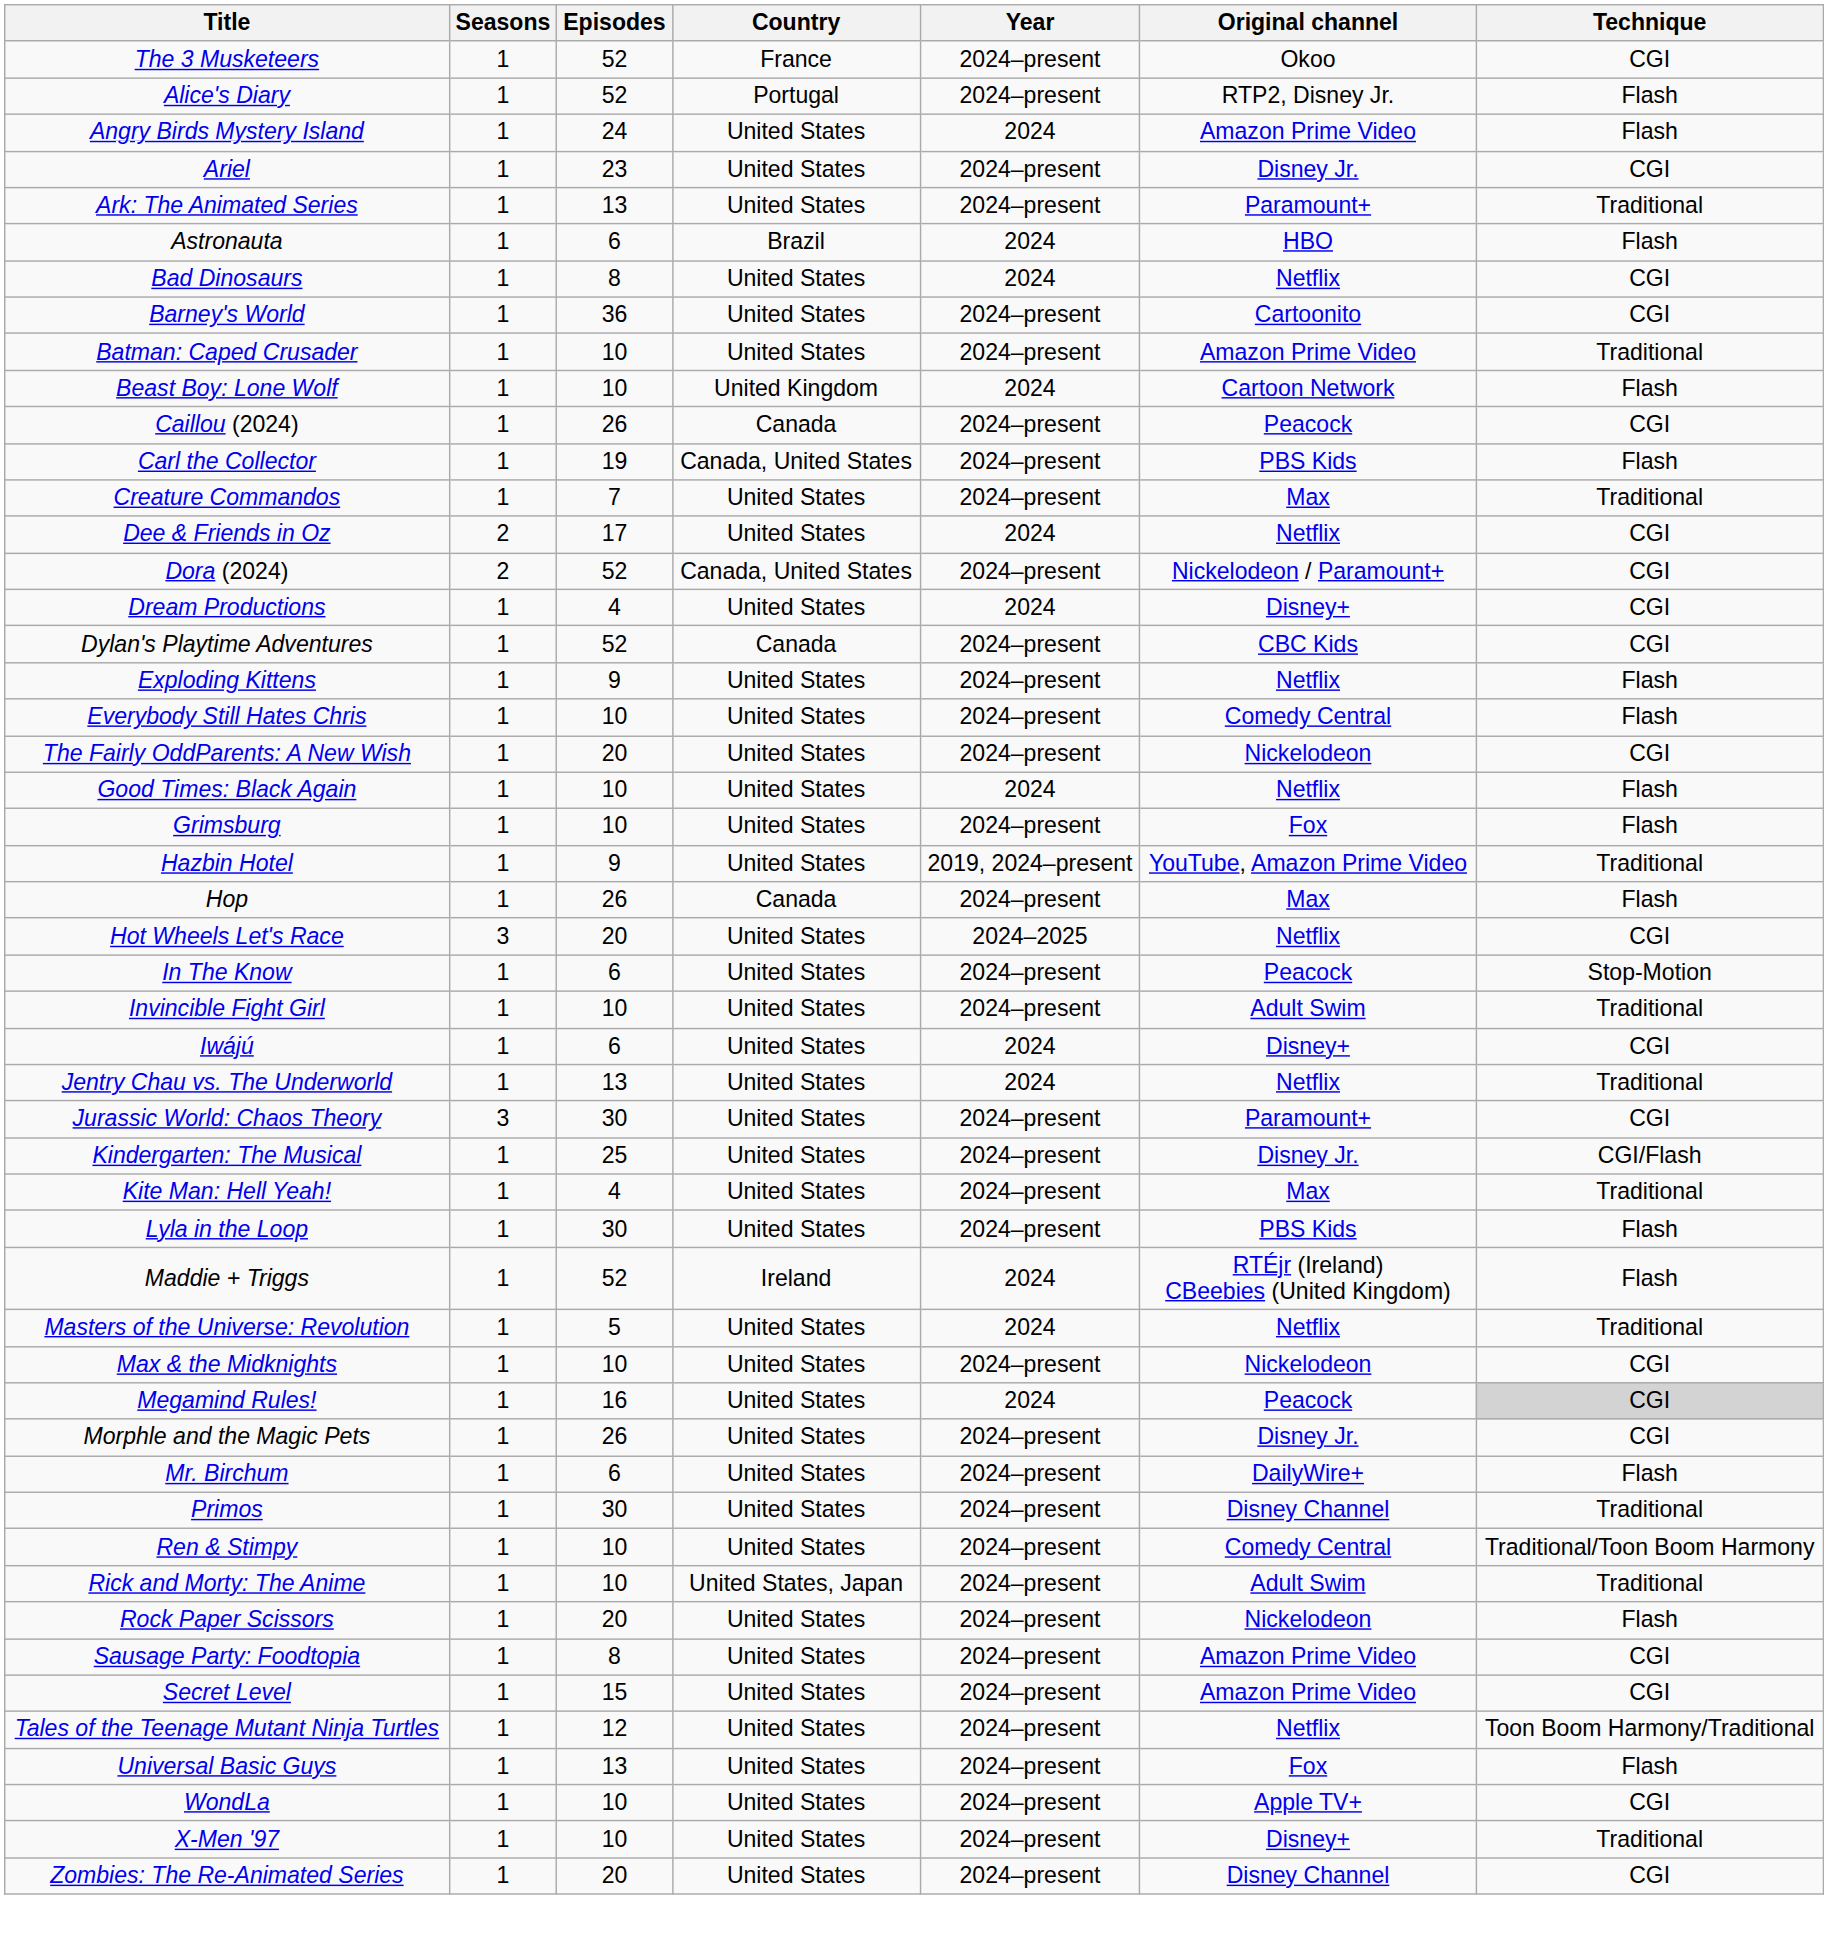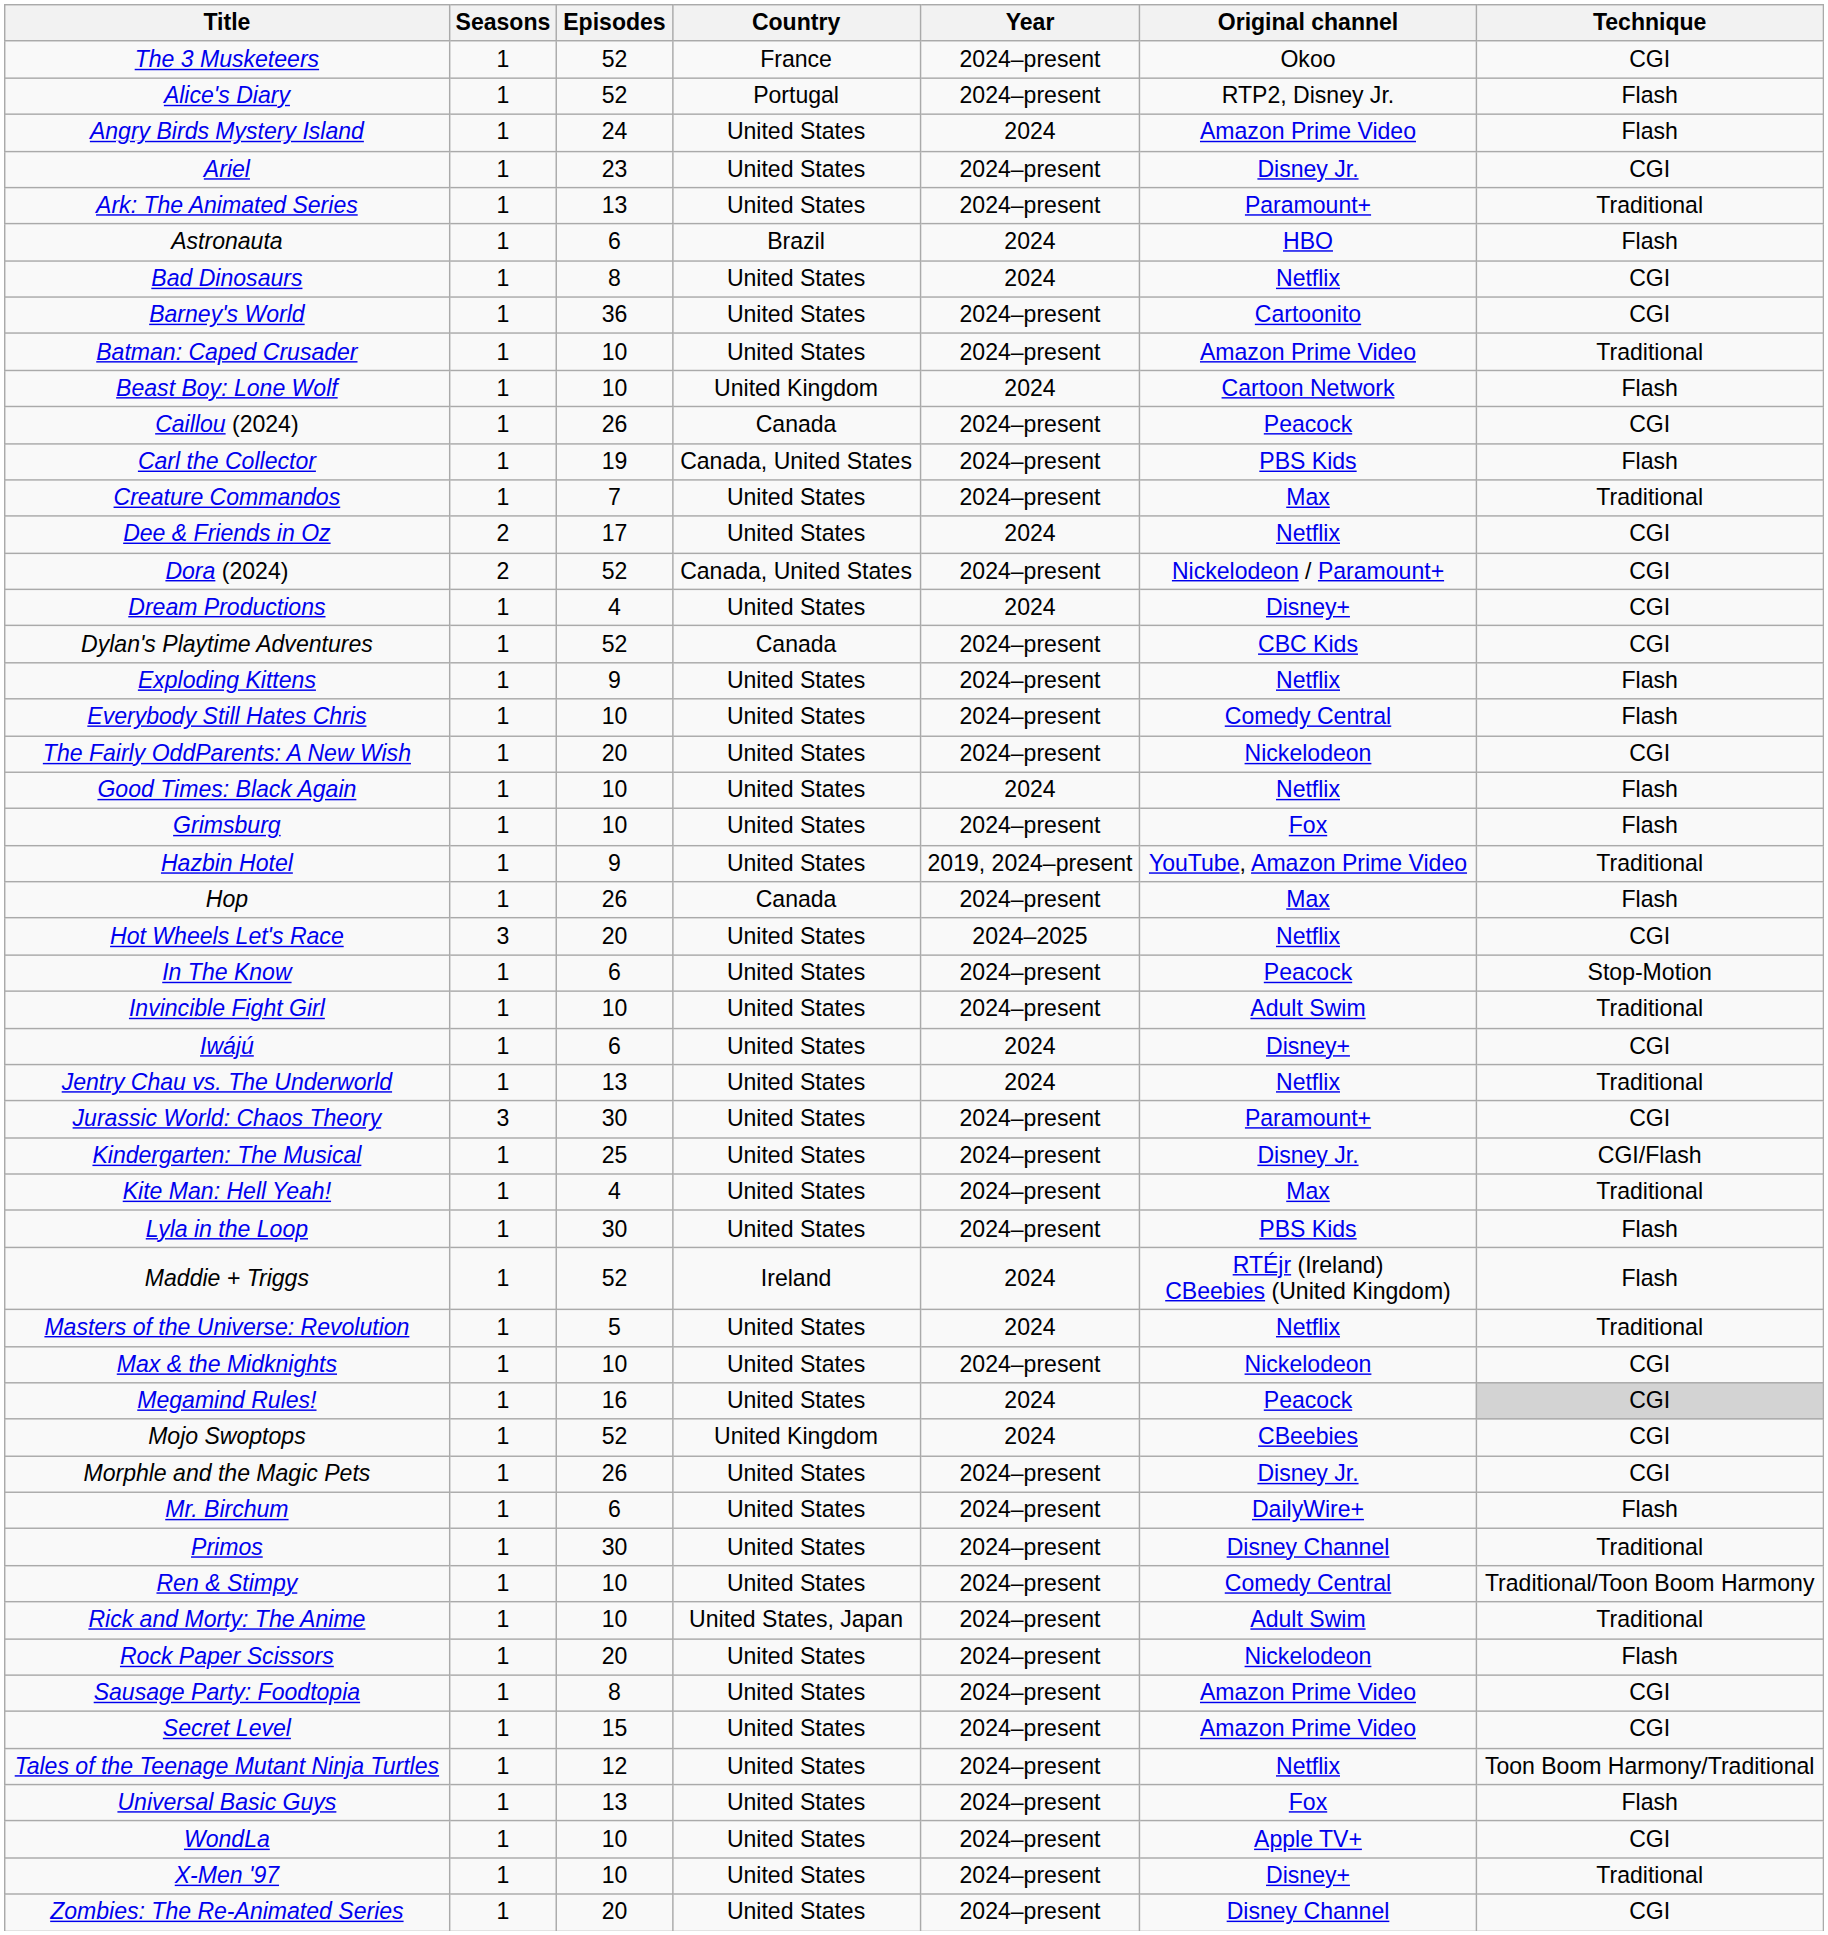+ row: (227, 1437)
